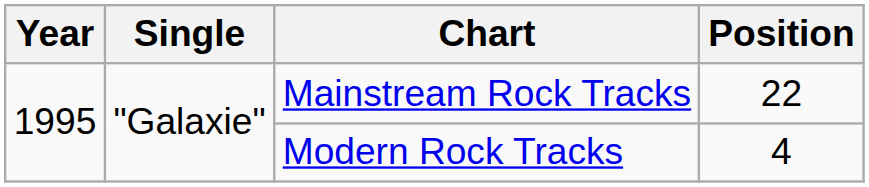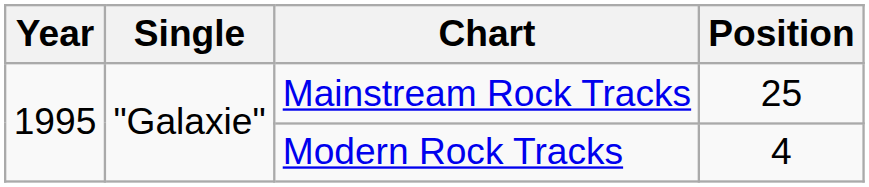(781, 92) 22 -> (781, 92) 25
